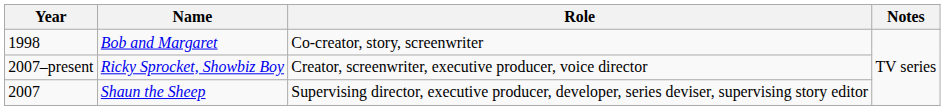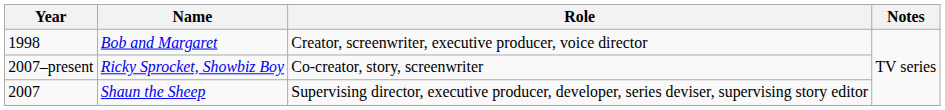(387, 42) Co-creator, story, screenwriter -> (469, 42) Сreator, screenwriter, executive producer, voice director
(469, 67) Сreator, screenwriter, executive producer, voice director -> (387, 67) Co-creator, story, screenwriter
